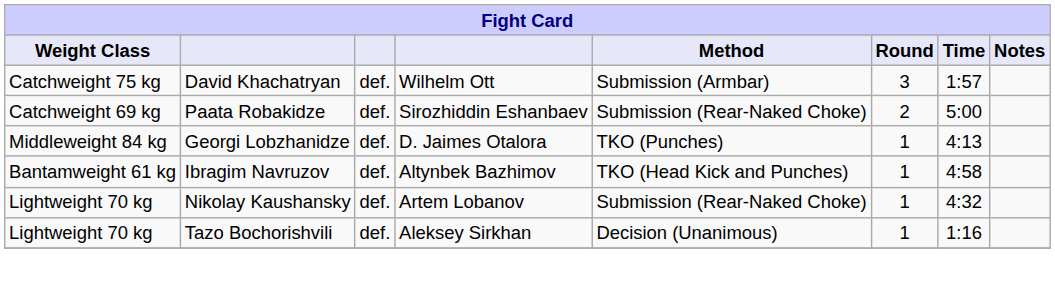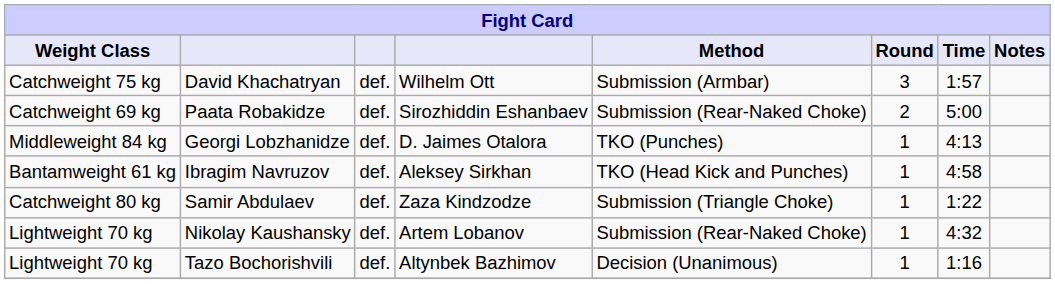(477, 172) Altynbek Bazhimov -> (465, 172) Aleksey Sirkhan
+ row: (249, 202)
(465, 232) Aleksey Sirkhan -> (477, 263) Altynbek Bazhimov
